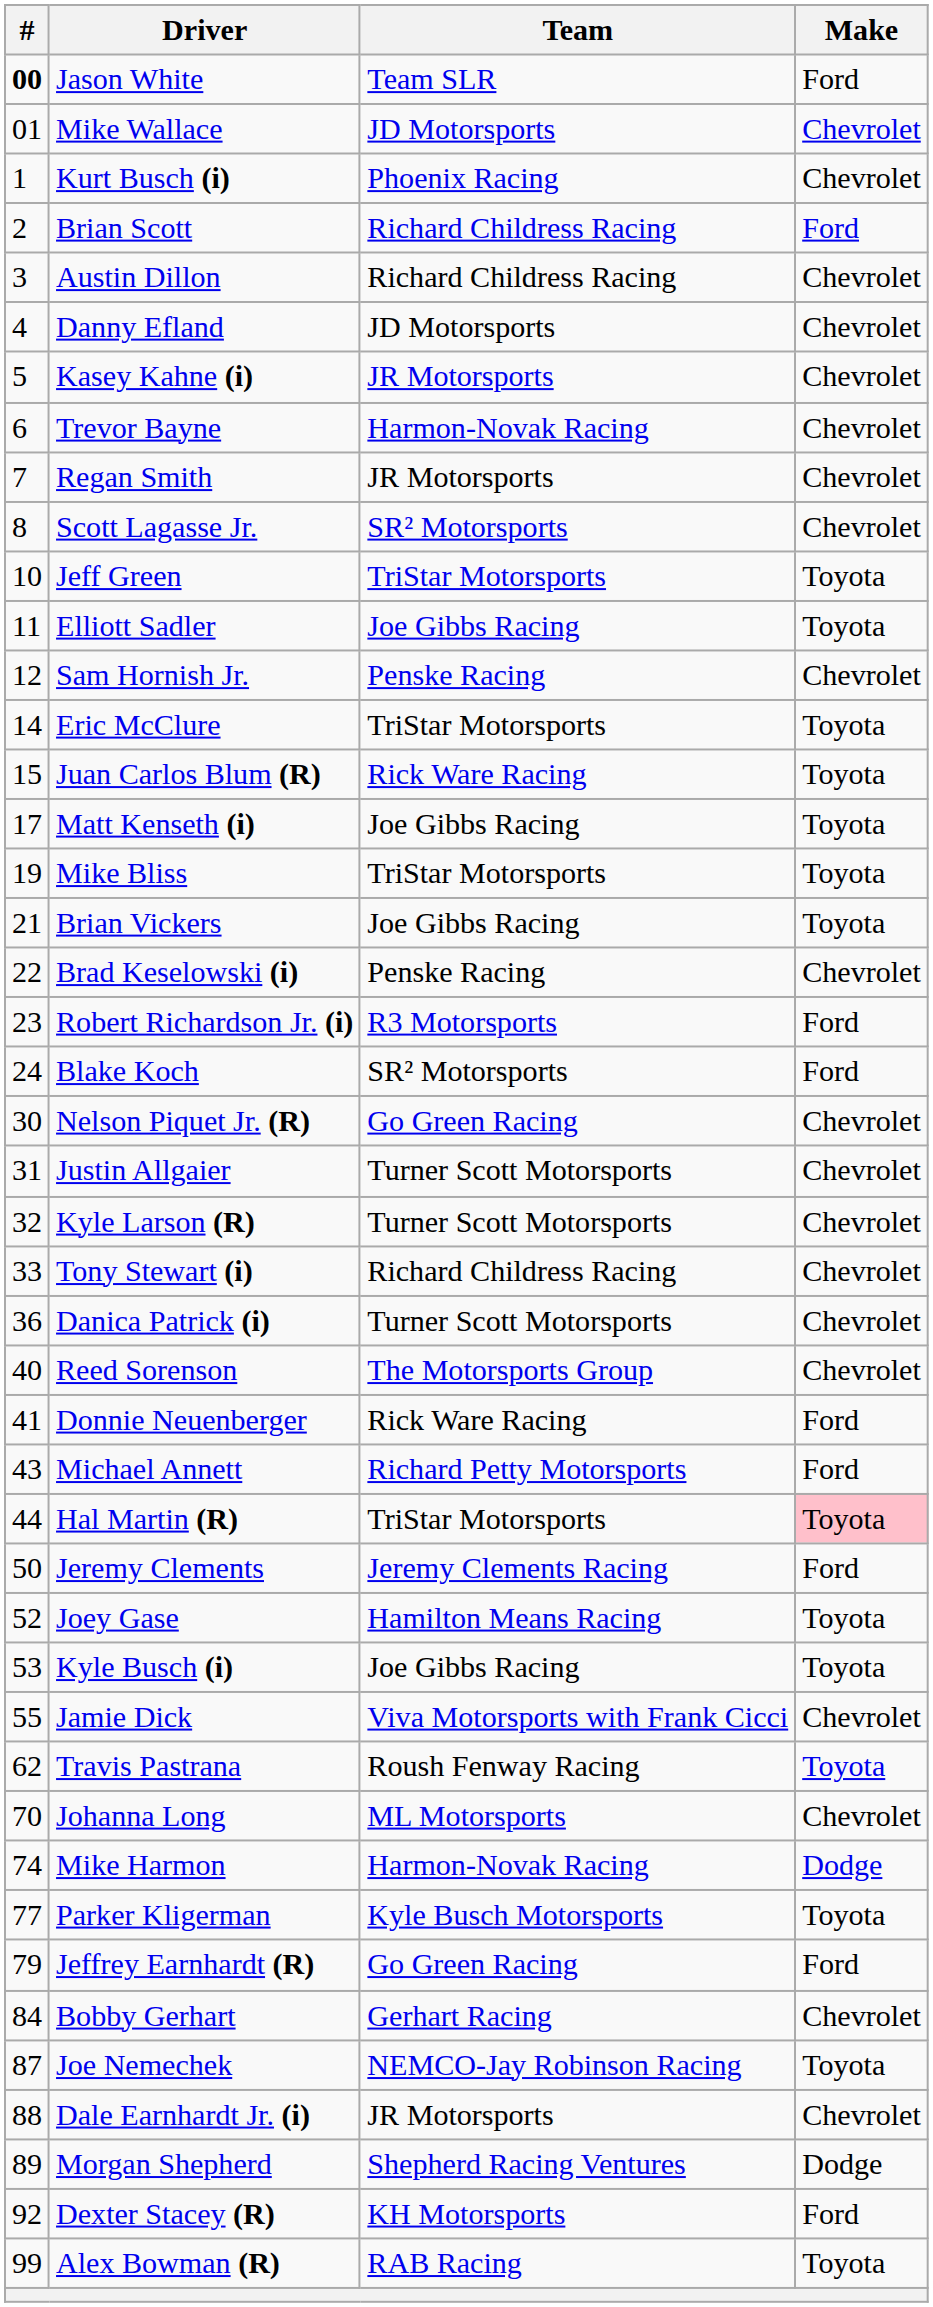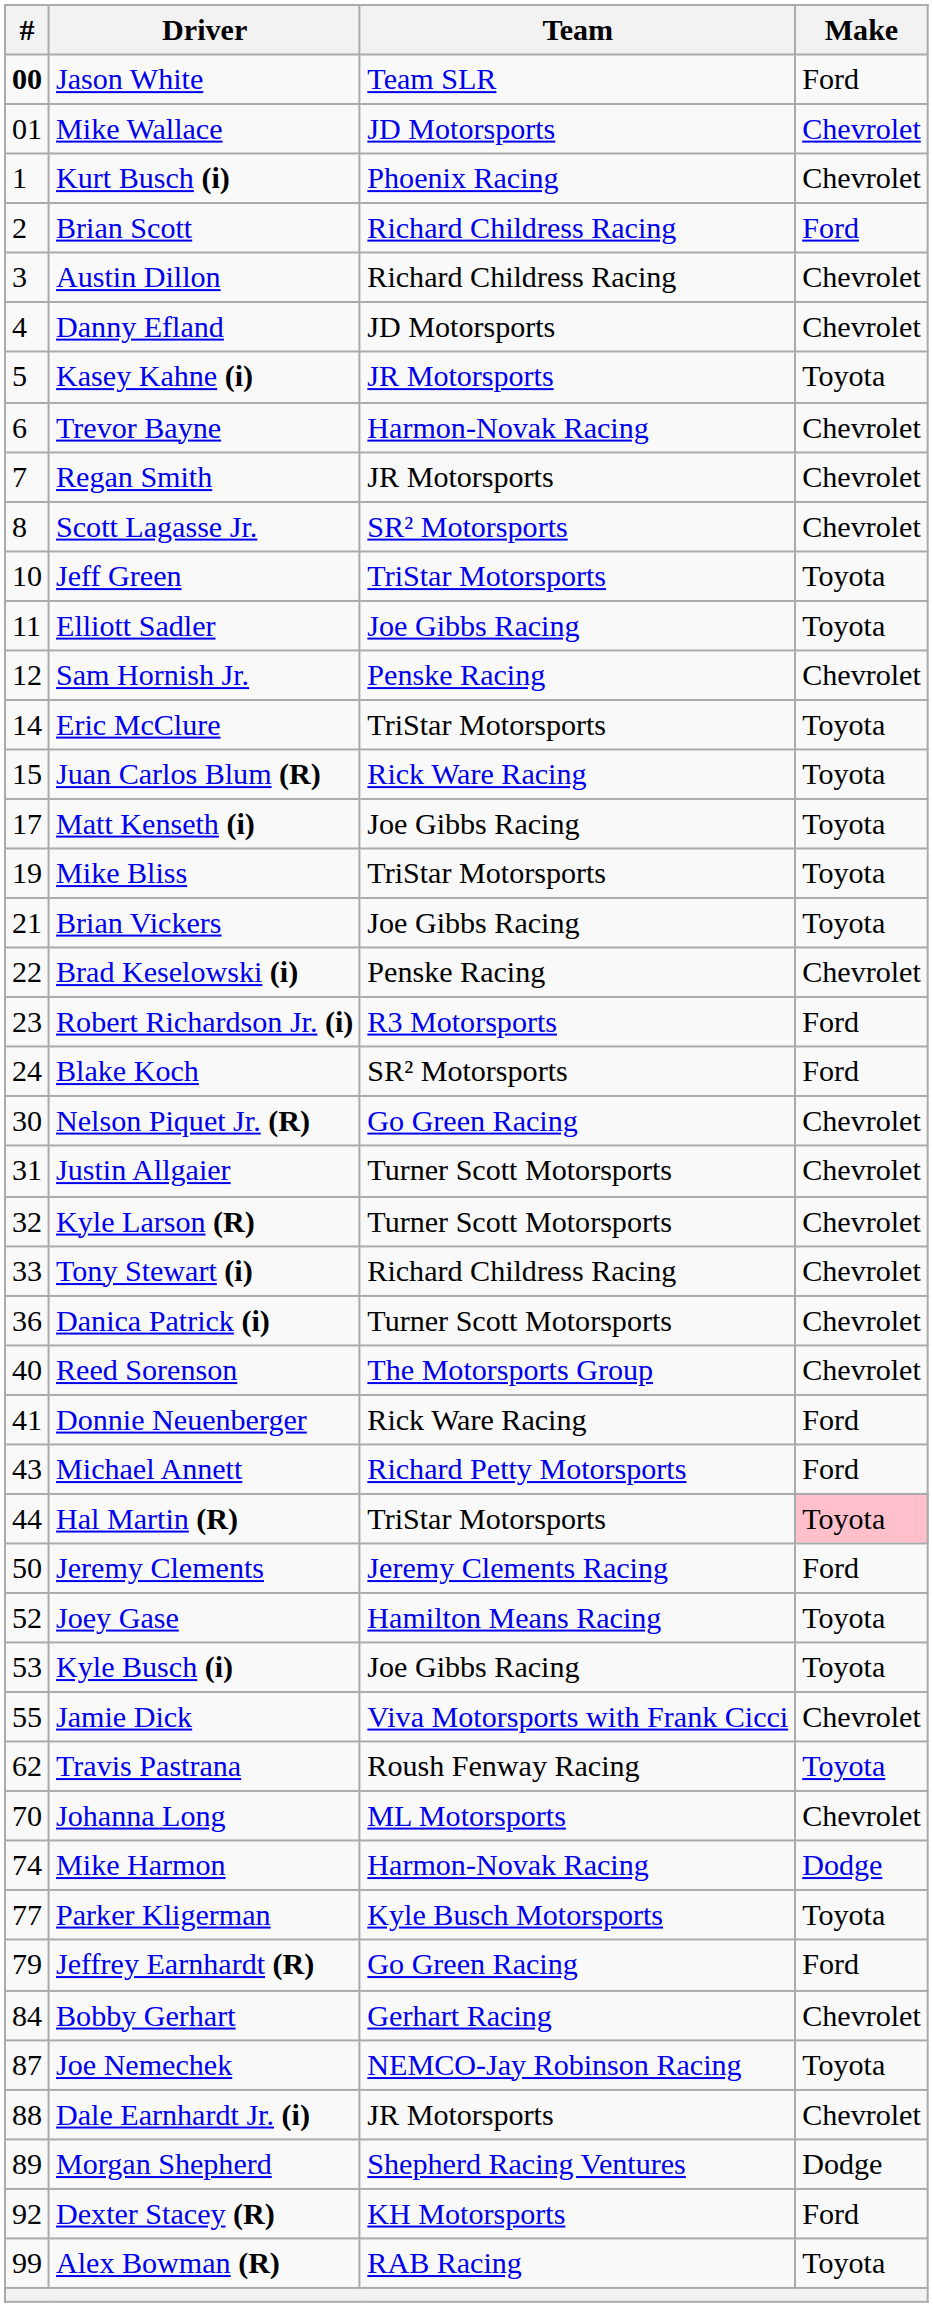(861, 376) Chevrolet -> (844, 376) Toyota
